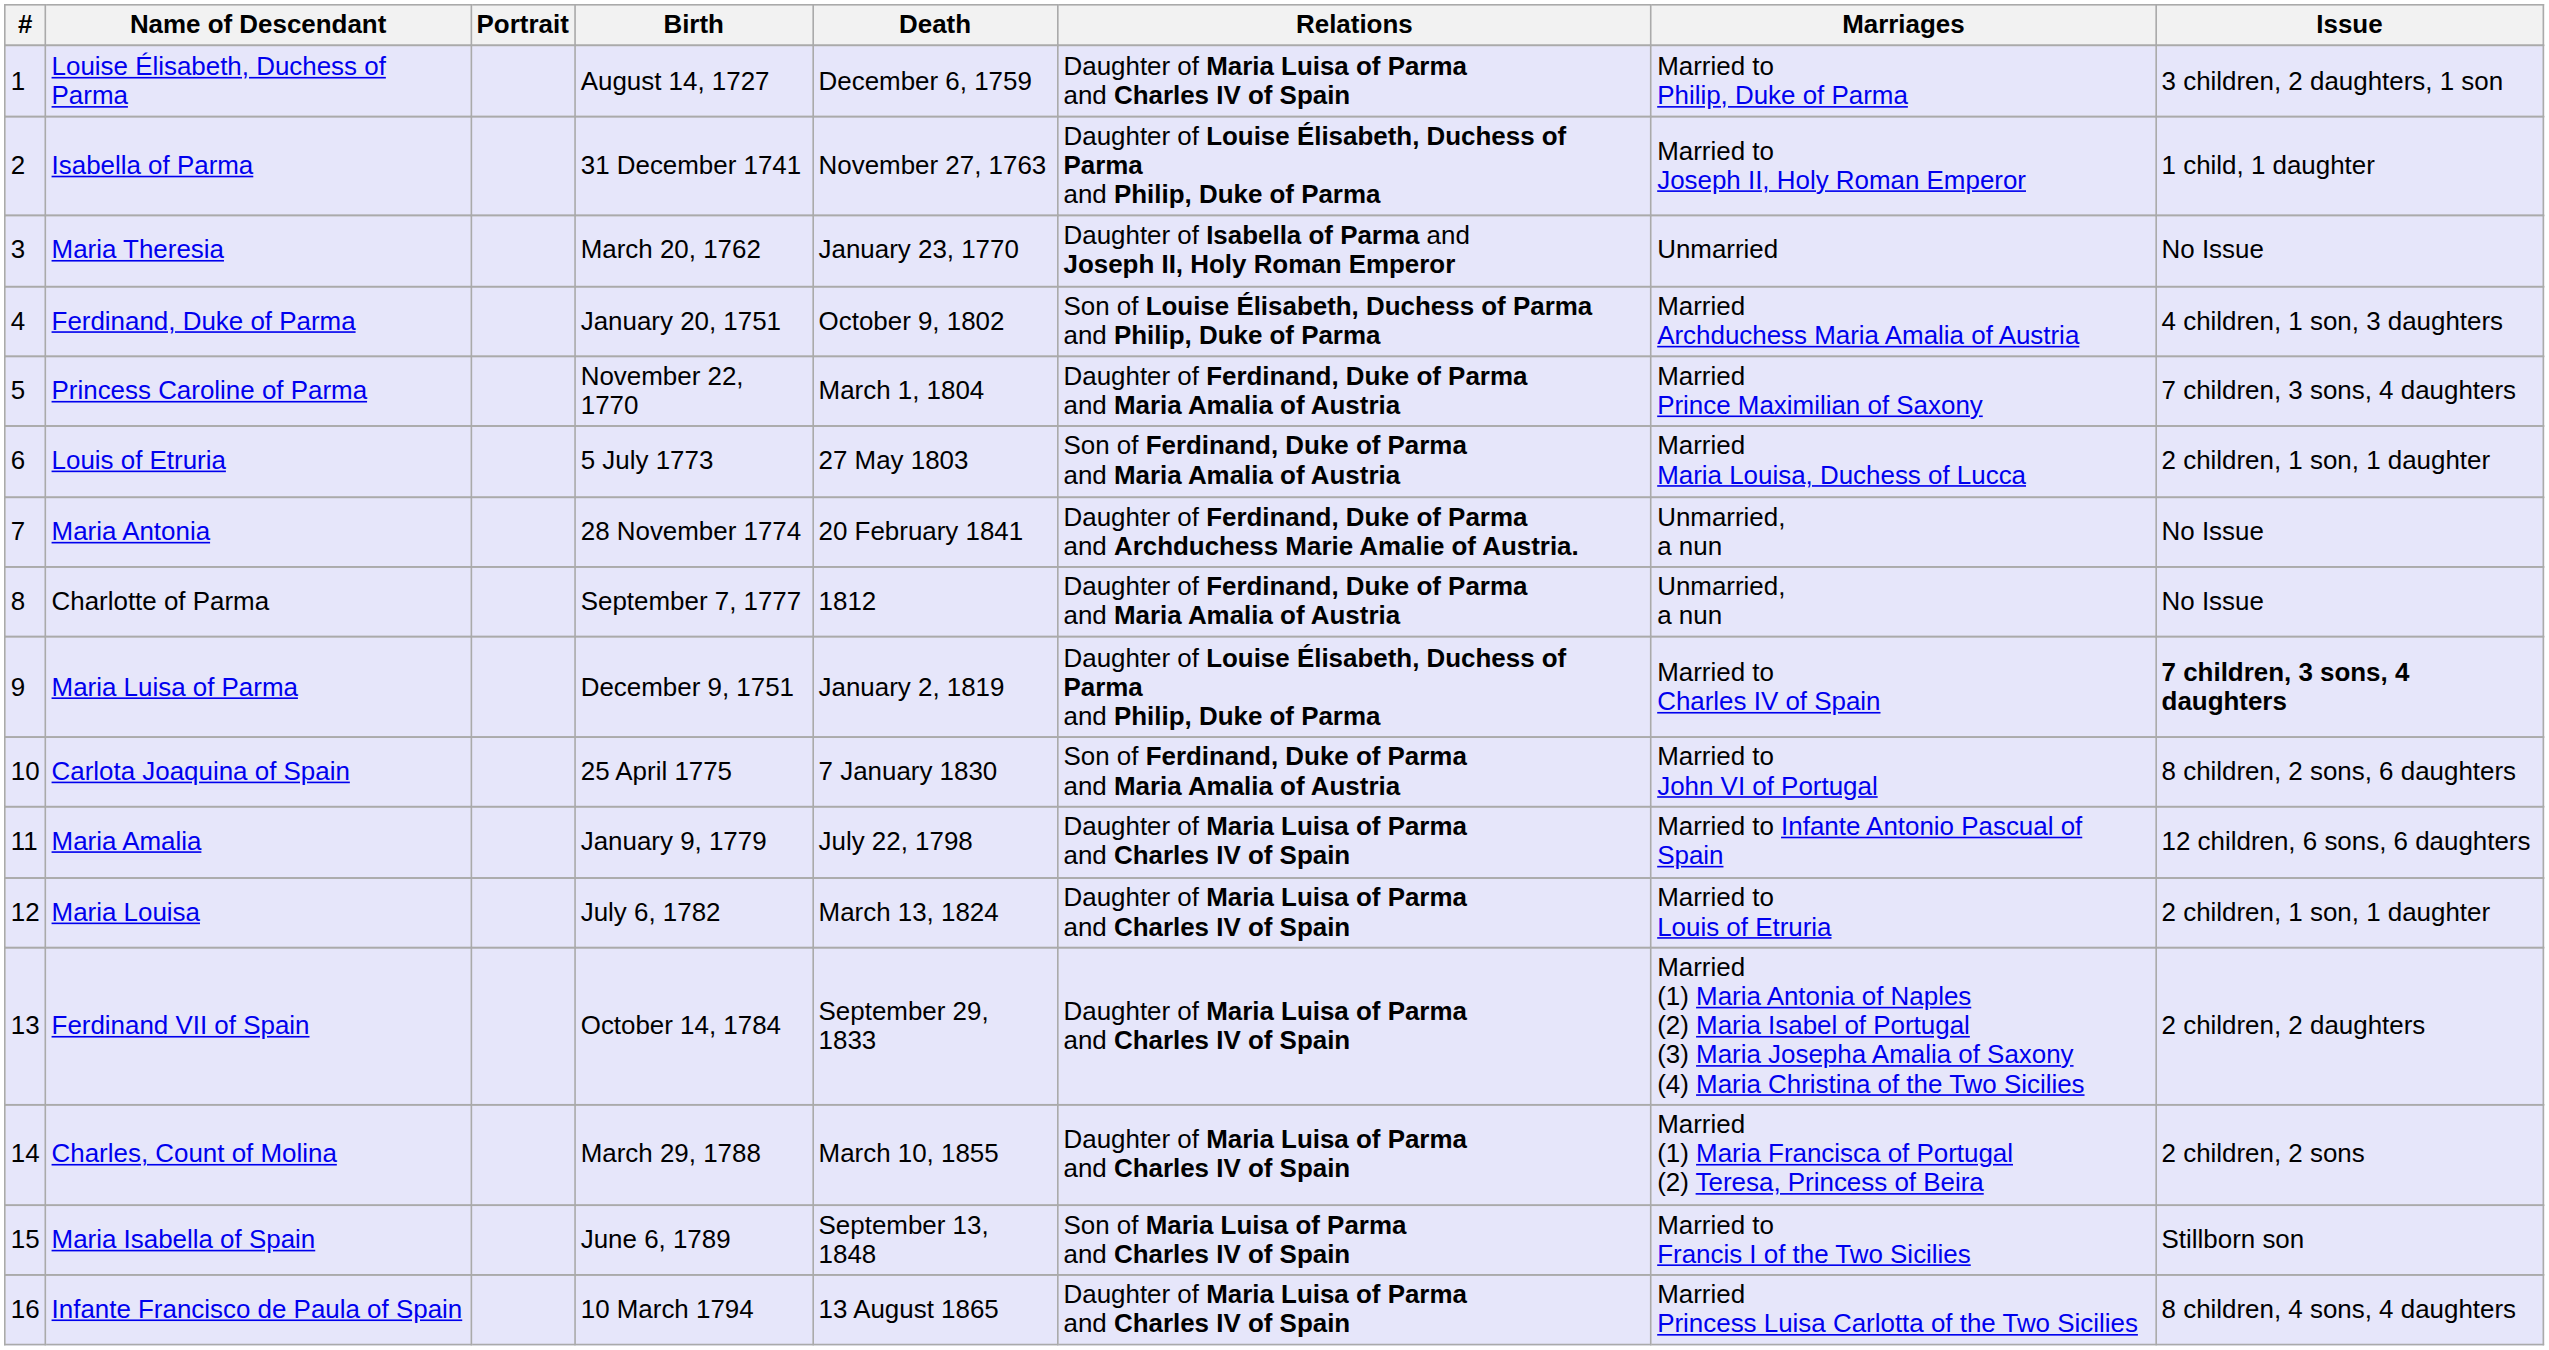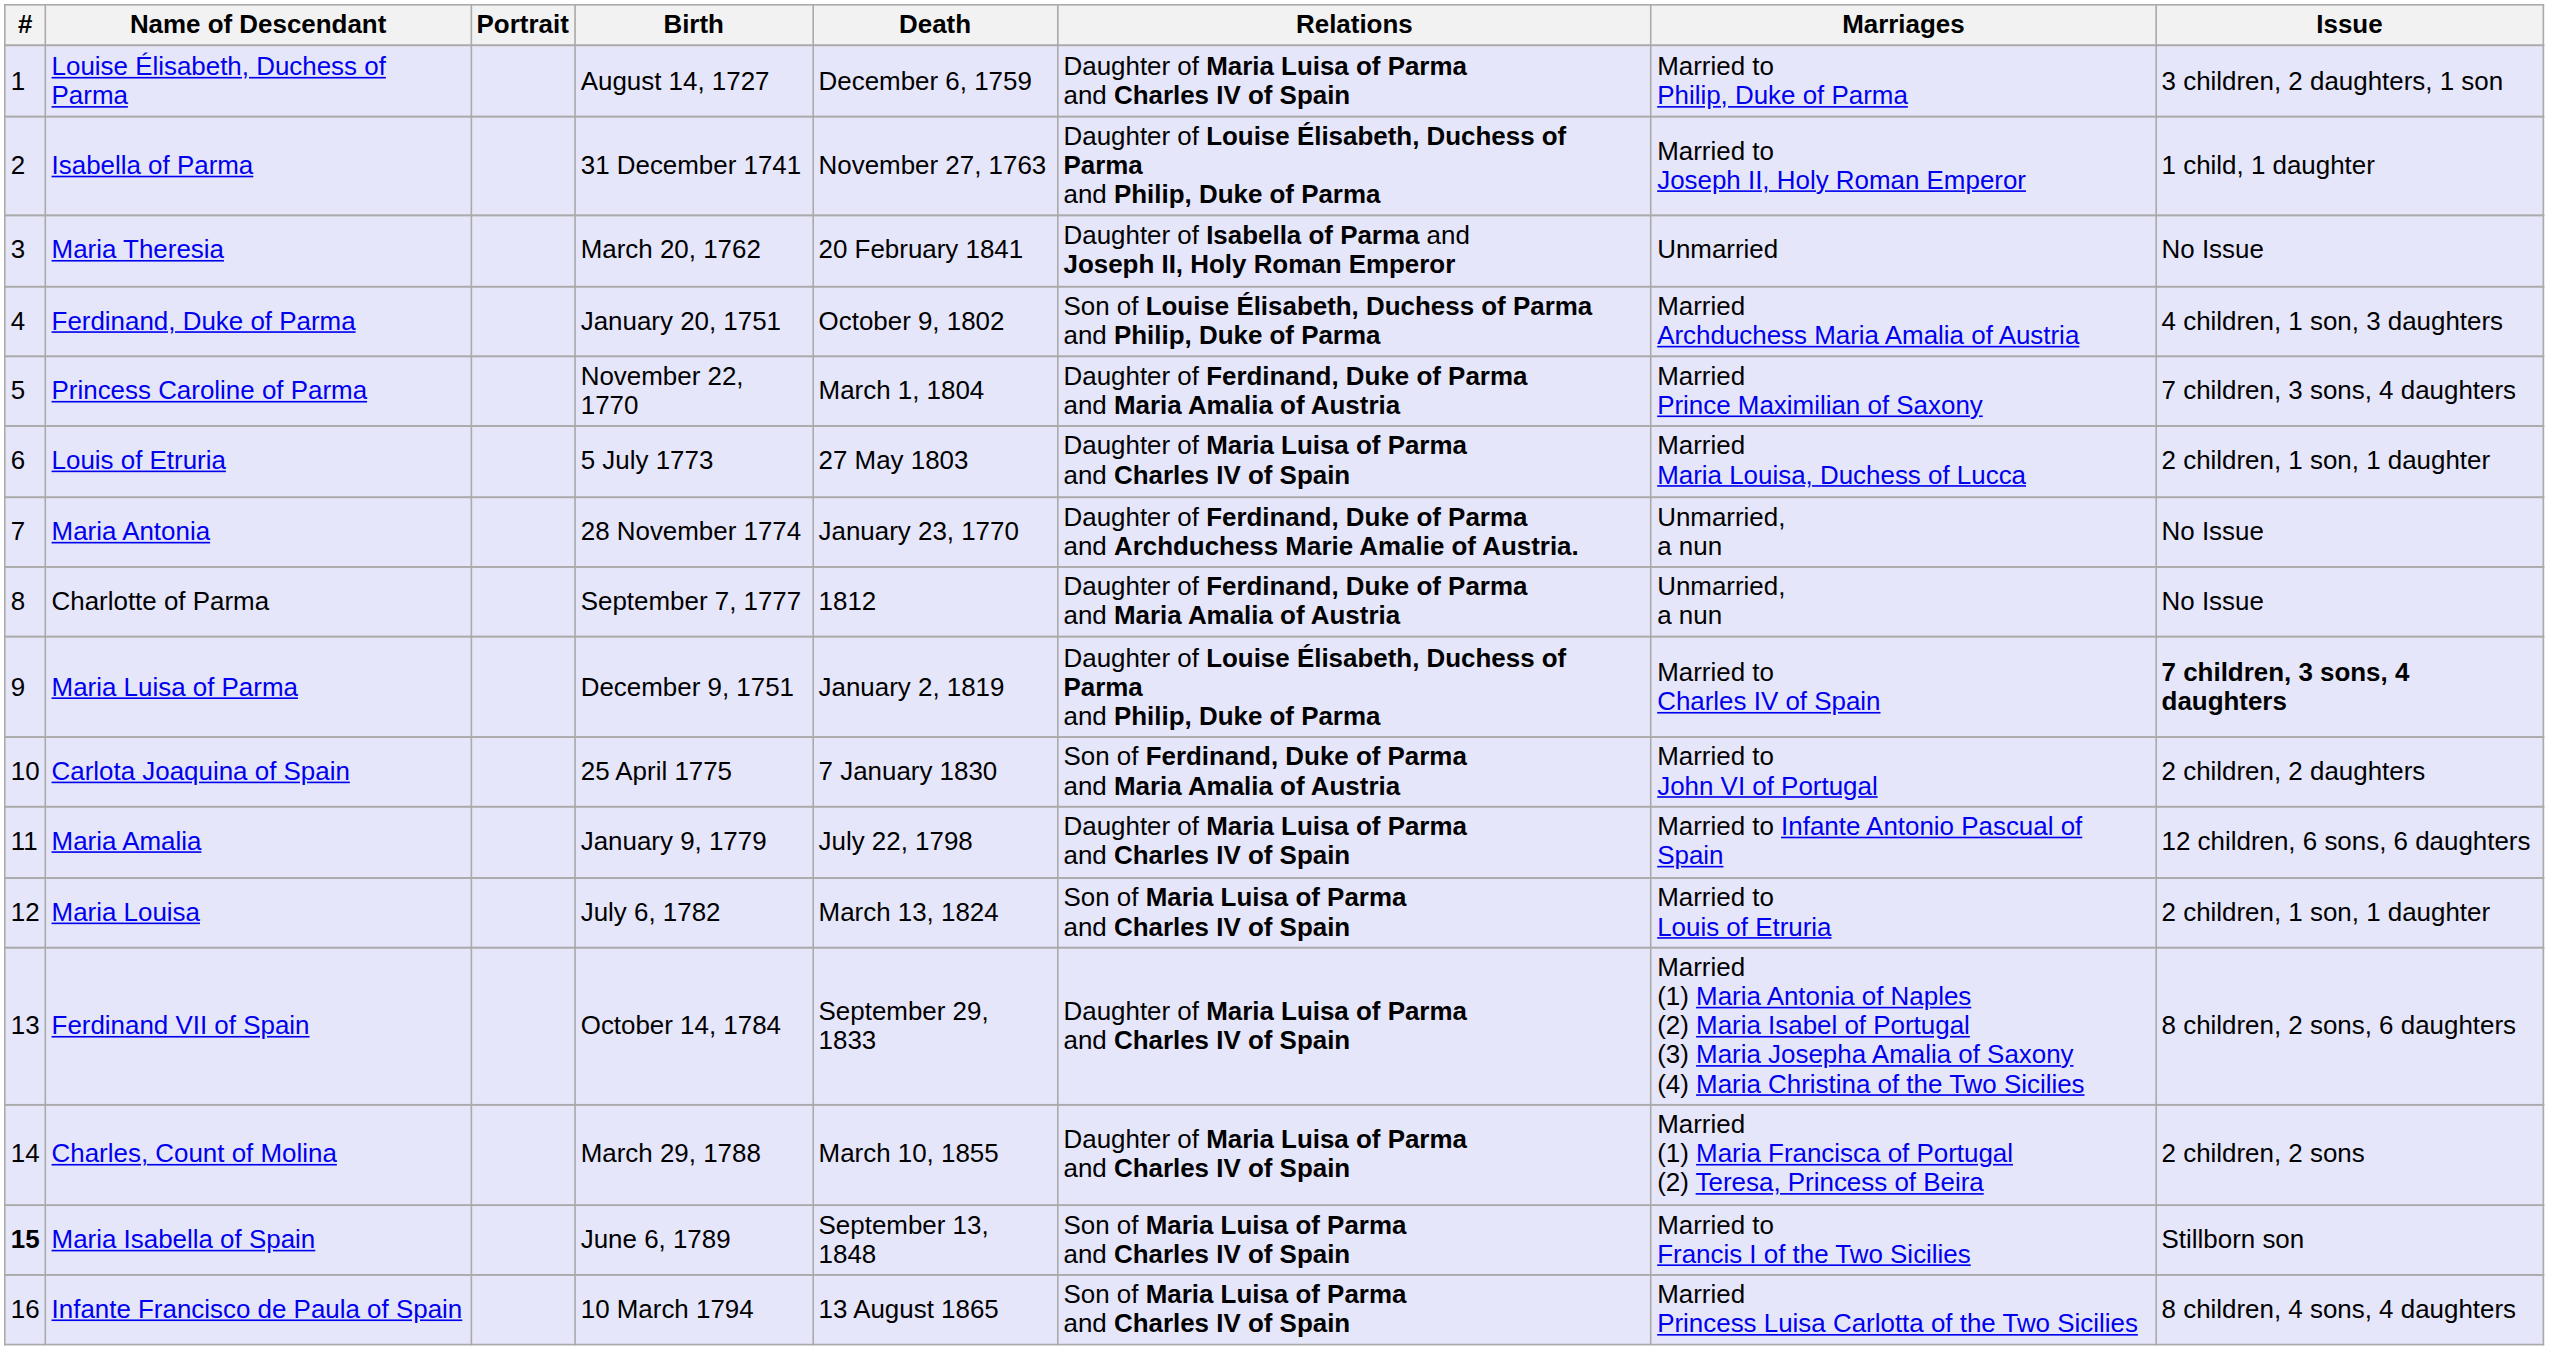(919, 250) January 23, 1770 -> (921, 250) 20 February 1841
(1265, 461) Son of Ferdinand, Duke of Parma and Maria Amalia of Austria -> (1265, 461) Daughter of Maria Luisa of Parma and Charles IV of Spain
(921, 531) 20 February 1841 -> (919, 531) January 23, 1770
(2339, 771) 8 children, 2 sons, 6 daughters -> (2293, 771) 2 children, 2 daughters
(1265, 912) Daughter of Maria Luisa of Parma and Charles IV of Spain -> (1235, 912) Son of Maria Luisa of Parma and Charles IV of Spain
(2293, 1026) 2 children, 2 daughters -> (2339, 1026) 8 children, 2 sons, 6 daughters
(25, 1239) normal -> (25, 1239) bold
(1265, 1309) Daughter of Maria Luisa of Parma and Charles IV of Spain -> (1235, 1309) Son of Maria Luisa of Parma and Charles IV of Spain
